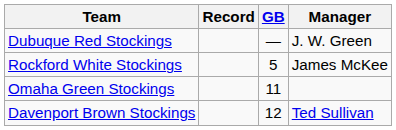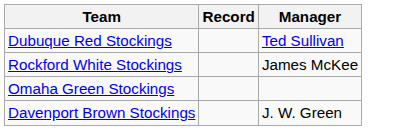- column: (273, 17)
(332, 41) J. W. Green -> (303, 41) Ted Sullivan
(333, 113) Ted Sullivan -> (302, 113) J. W. Green
